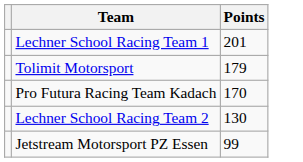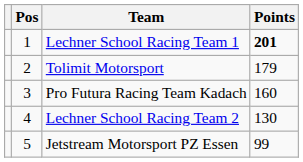+ column: (27, 16)
(235, 42) normal -> (265, 42) bold
(235, 92) 170 -> (265, 92) 160
